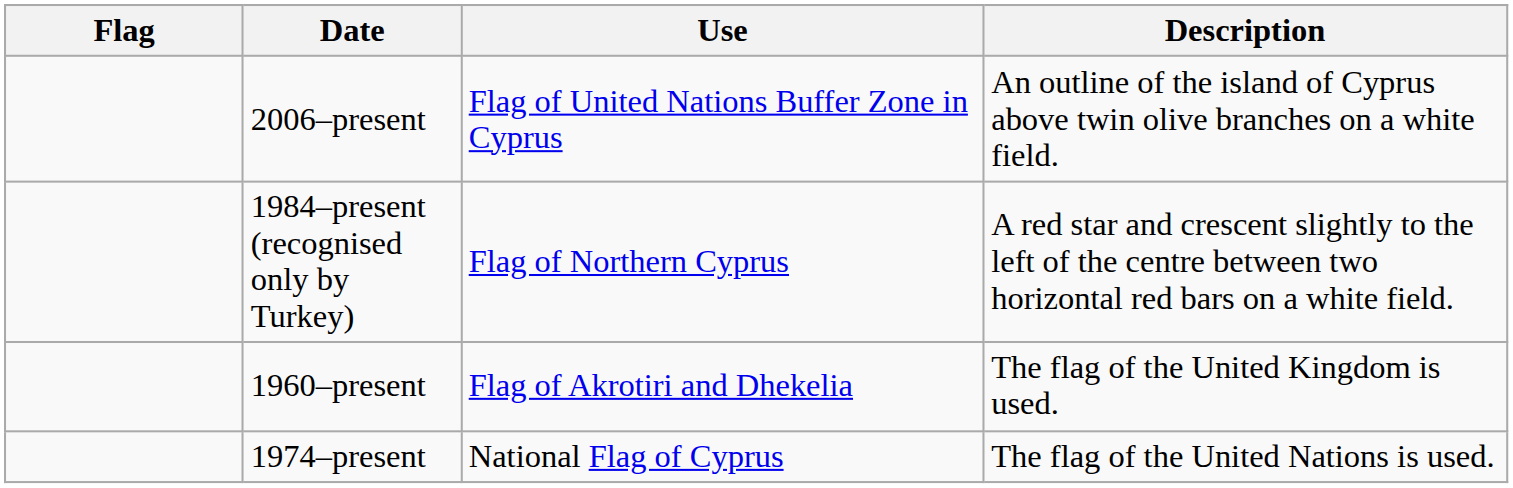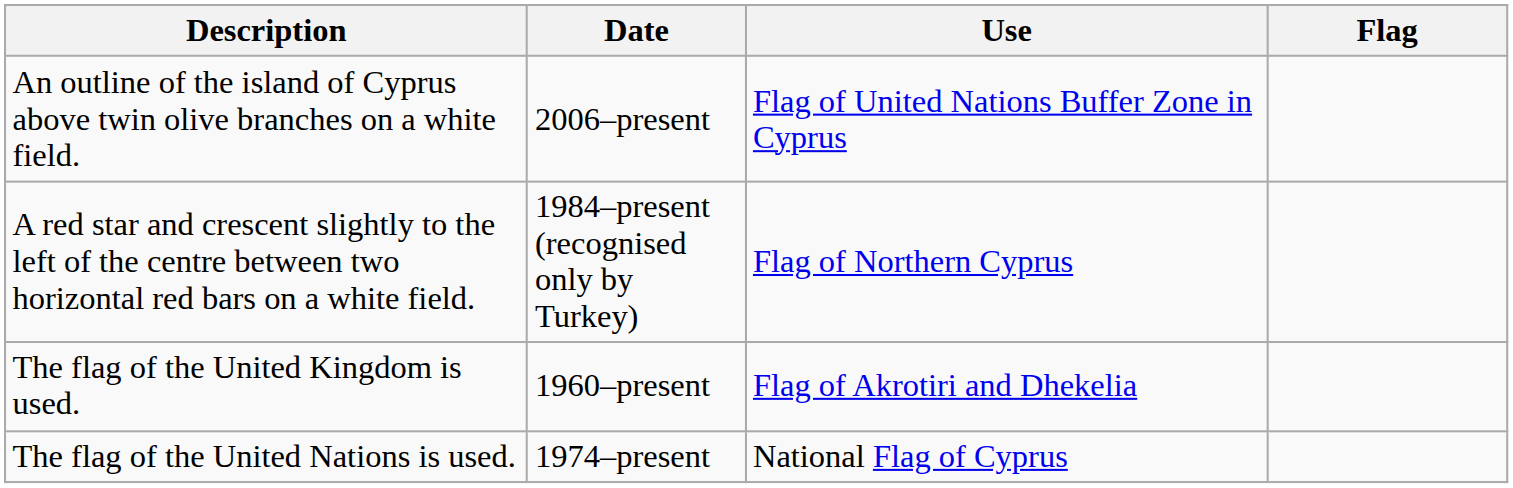columns swapped: (124, 30) <-> (1245, 30)
